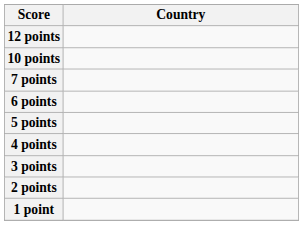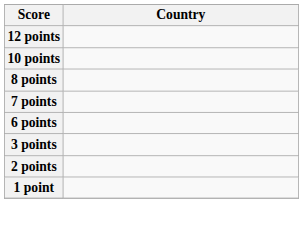+ row: (34, 79)
- row: (34, 123)
- row: (34, 144)
